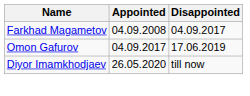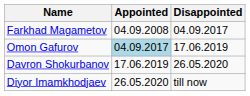(139, 47) no background -> (141, 47) lightblue background
+ row: (58, 64)
